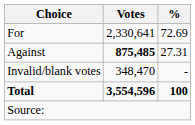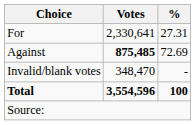(174, 33) 72.69 -> (174, 33) 27.31
(174, 52) 27.31 -> (174, 52) 72.69
